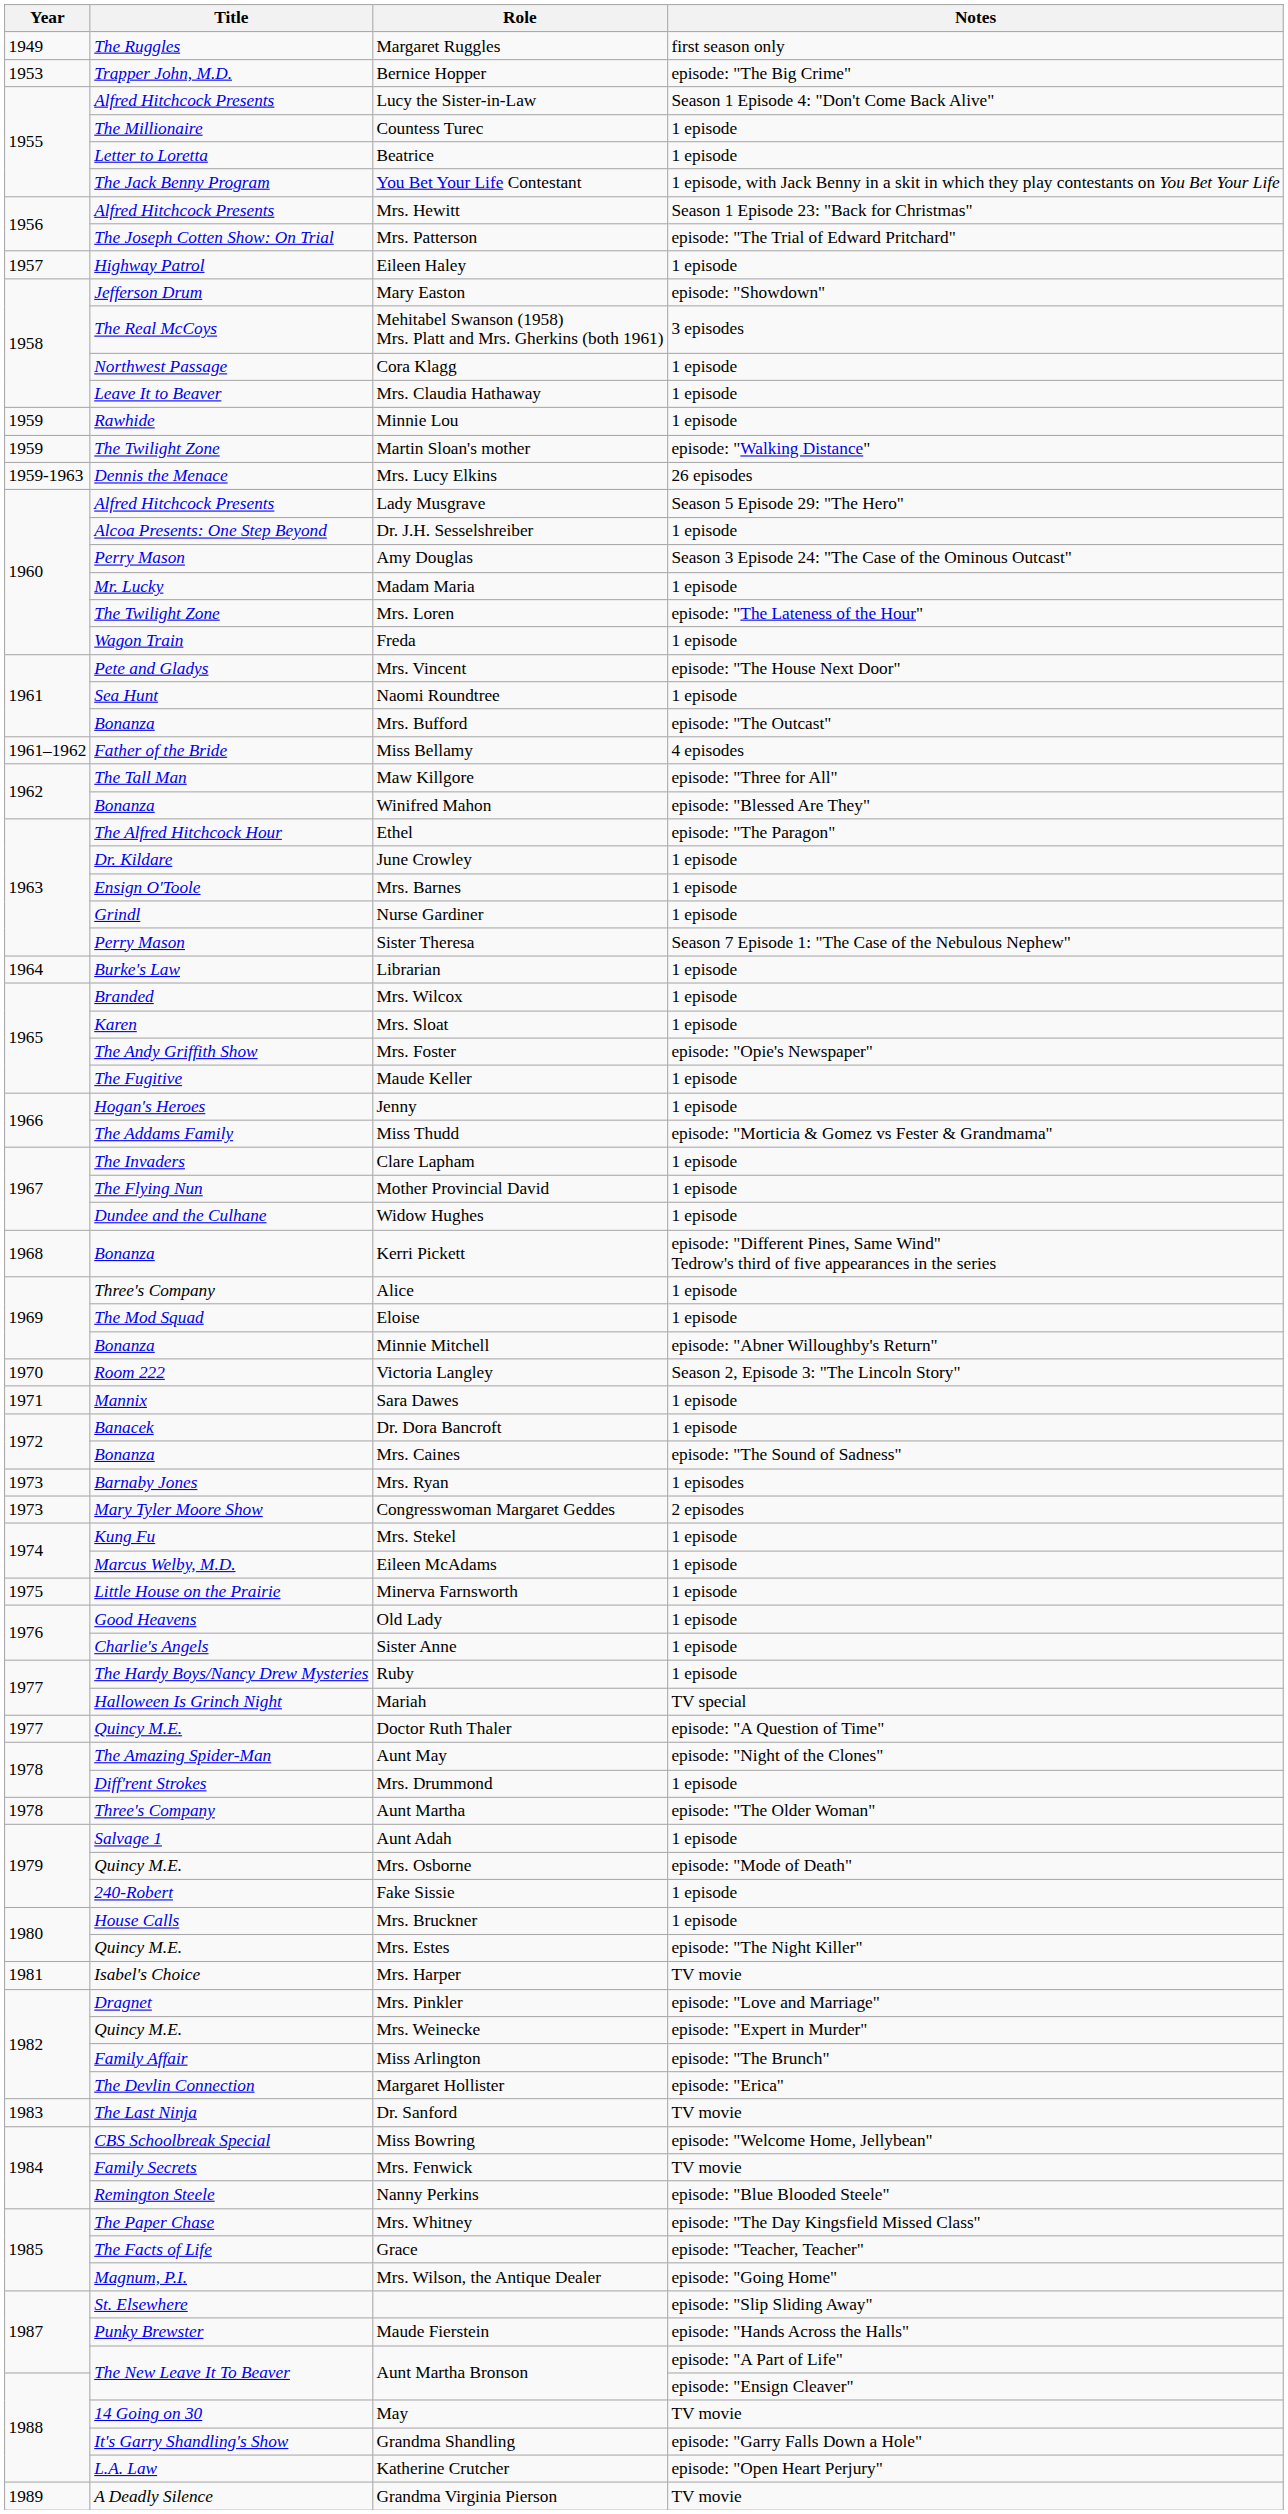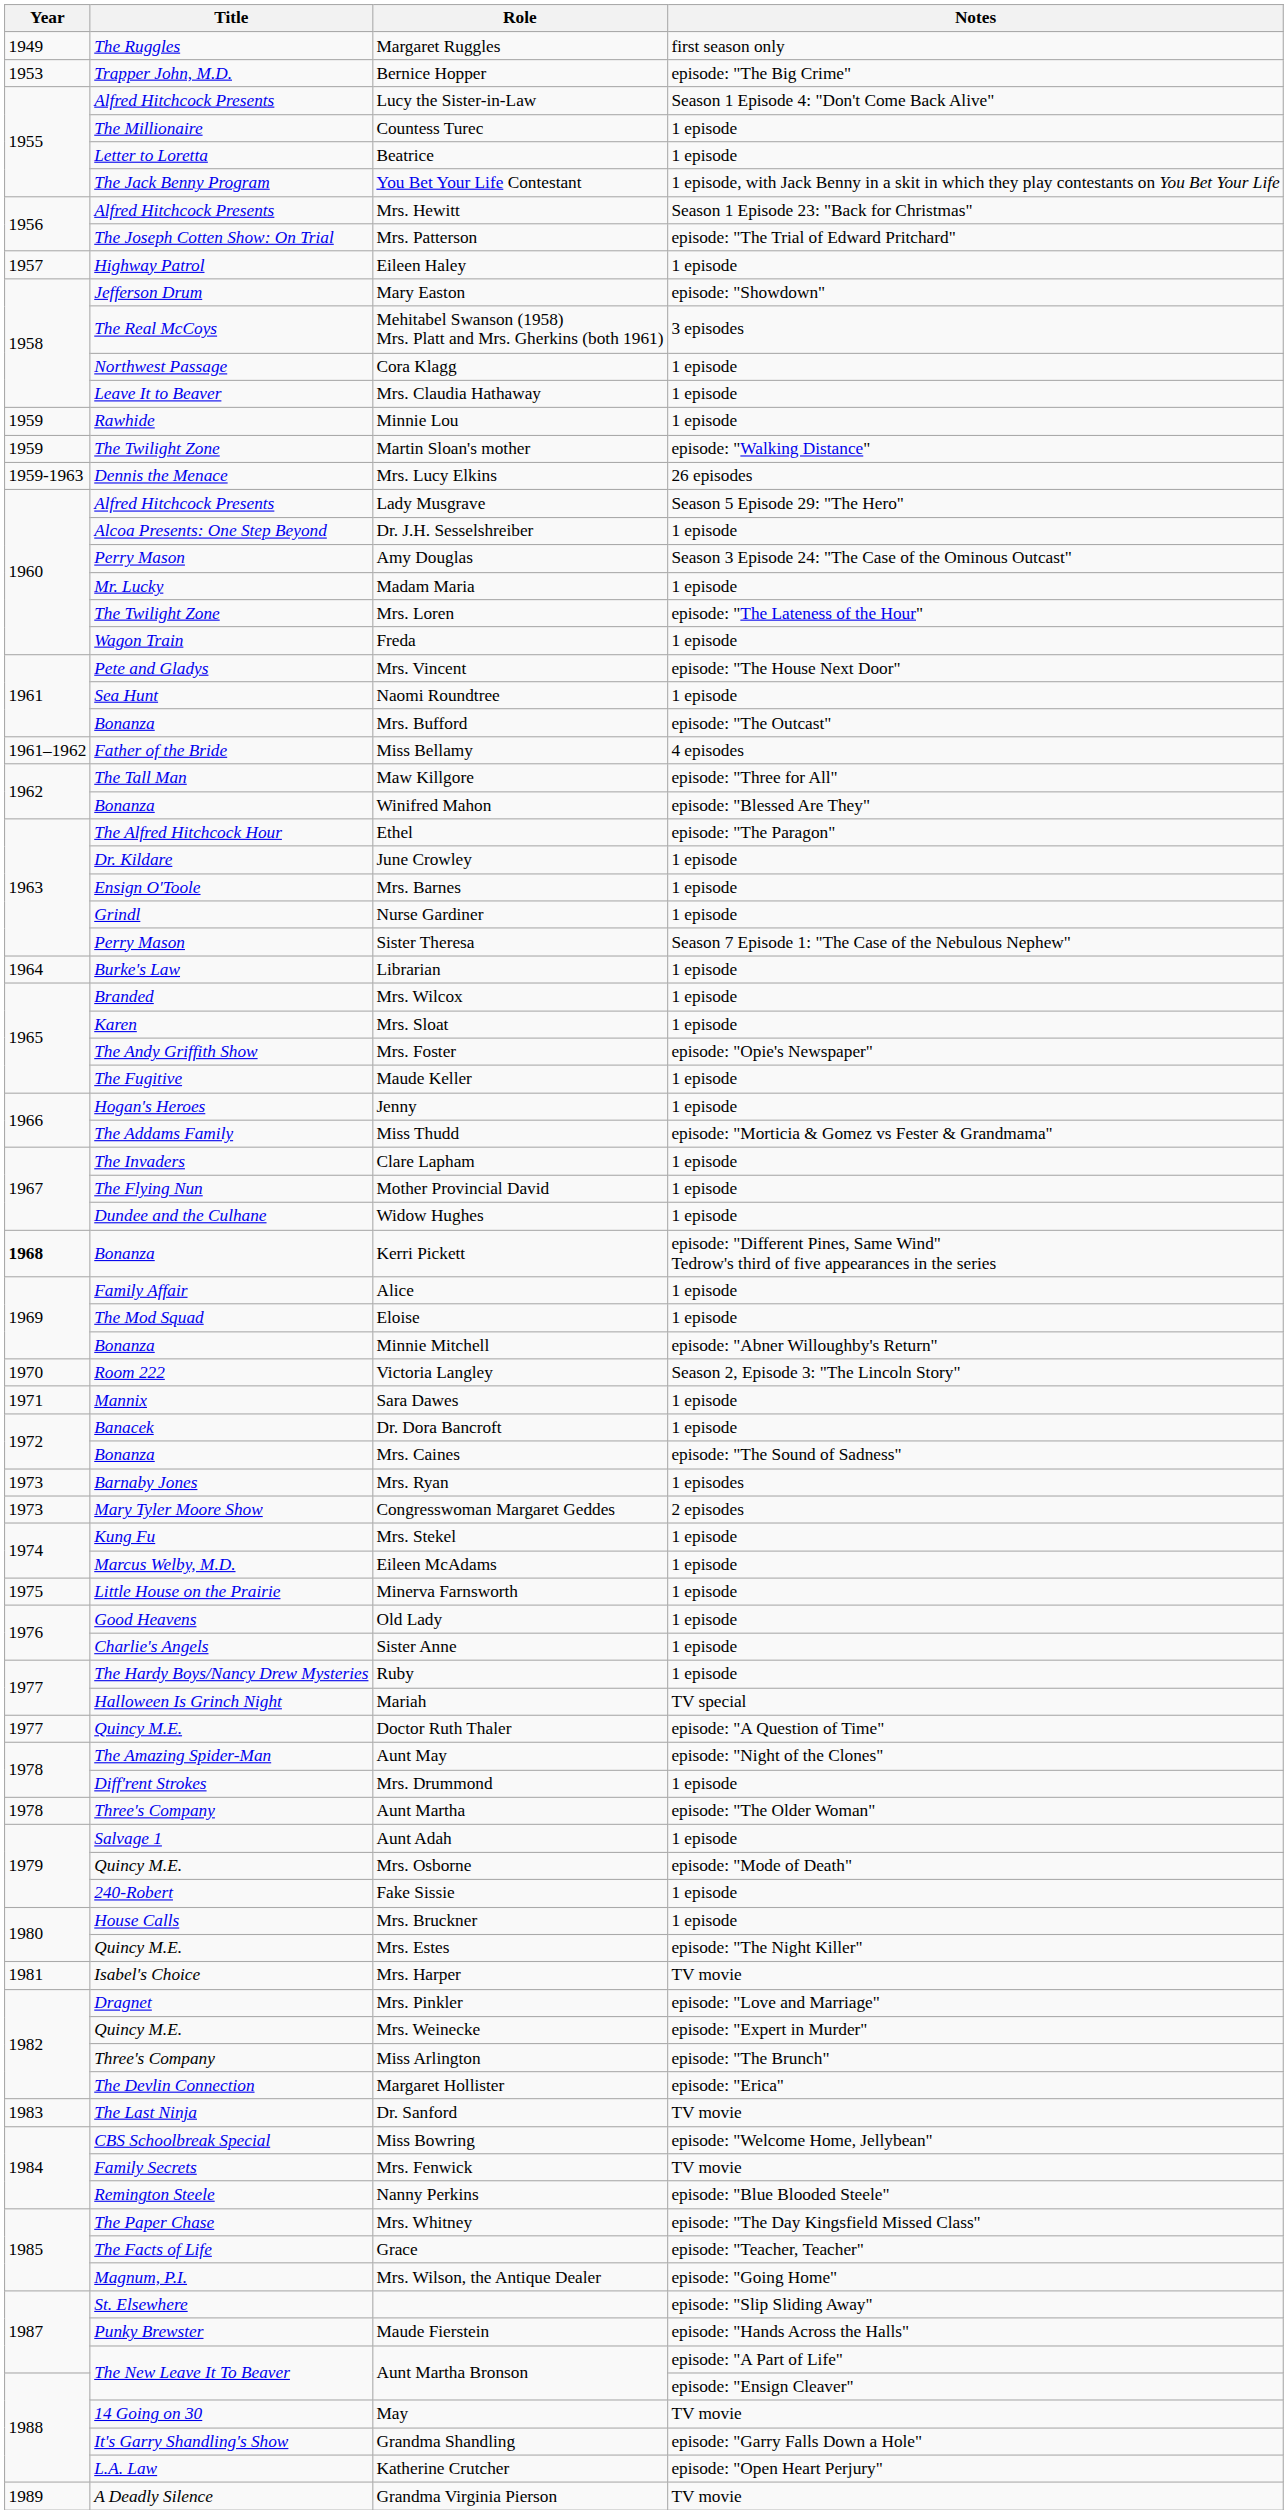(26, 1253) normal -> (26, 1253) bold
(155, 1290) Three's Company -> (141, 1290) Family Affair
(141, 2057) Family Affair -> (155, 2057) Three's Company
